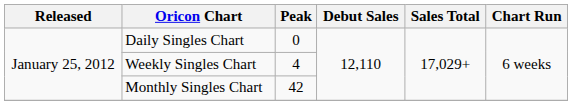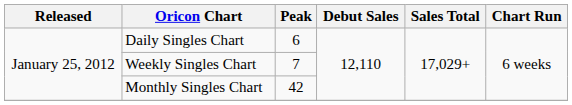(296, 40) 0 -> (296, 40) 6
(296, 64) 4 -> (296, 64) 7
